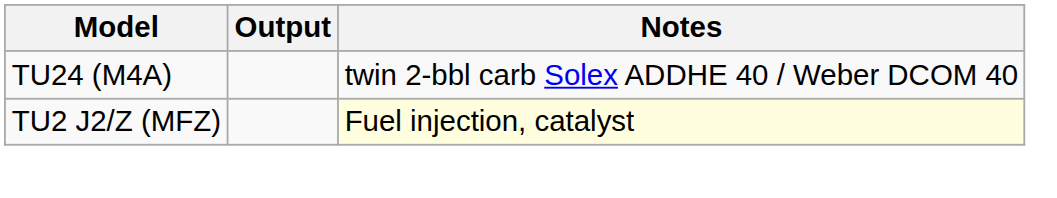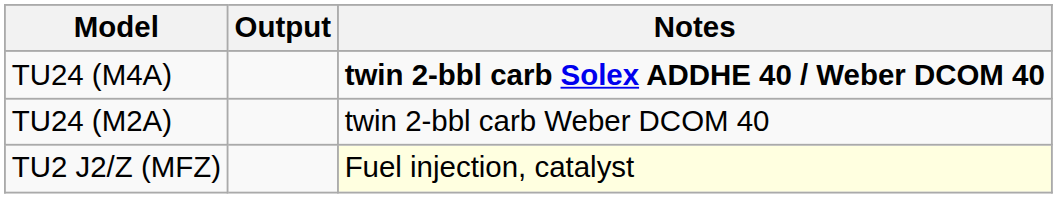(681, 74) normal -> (695, 74) bold
+ row: (92, 121)
